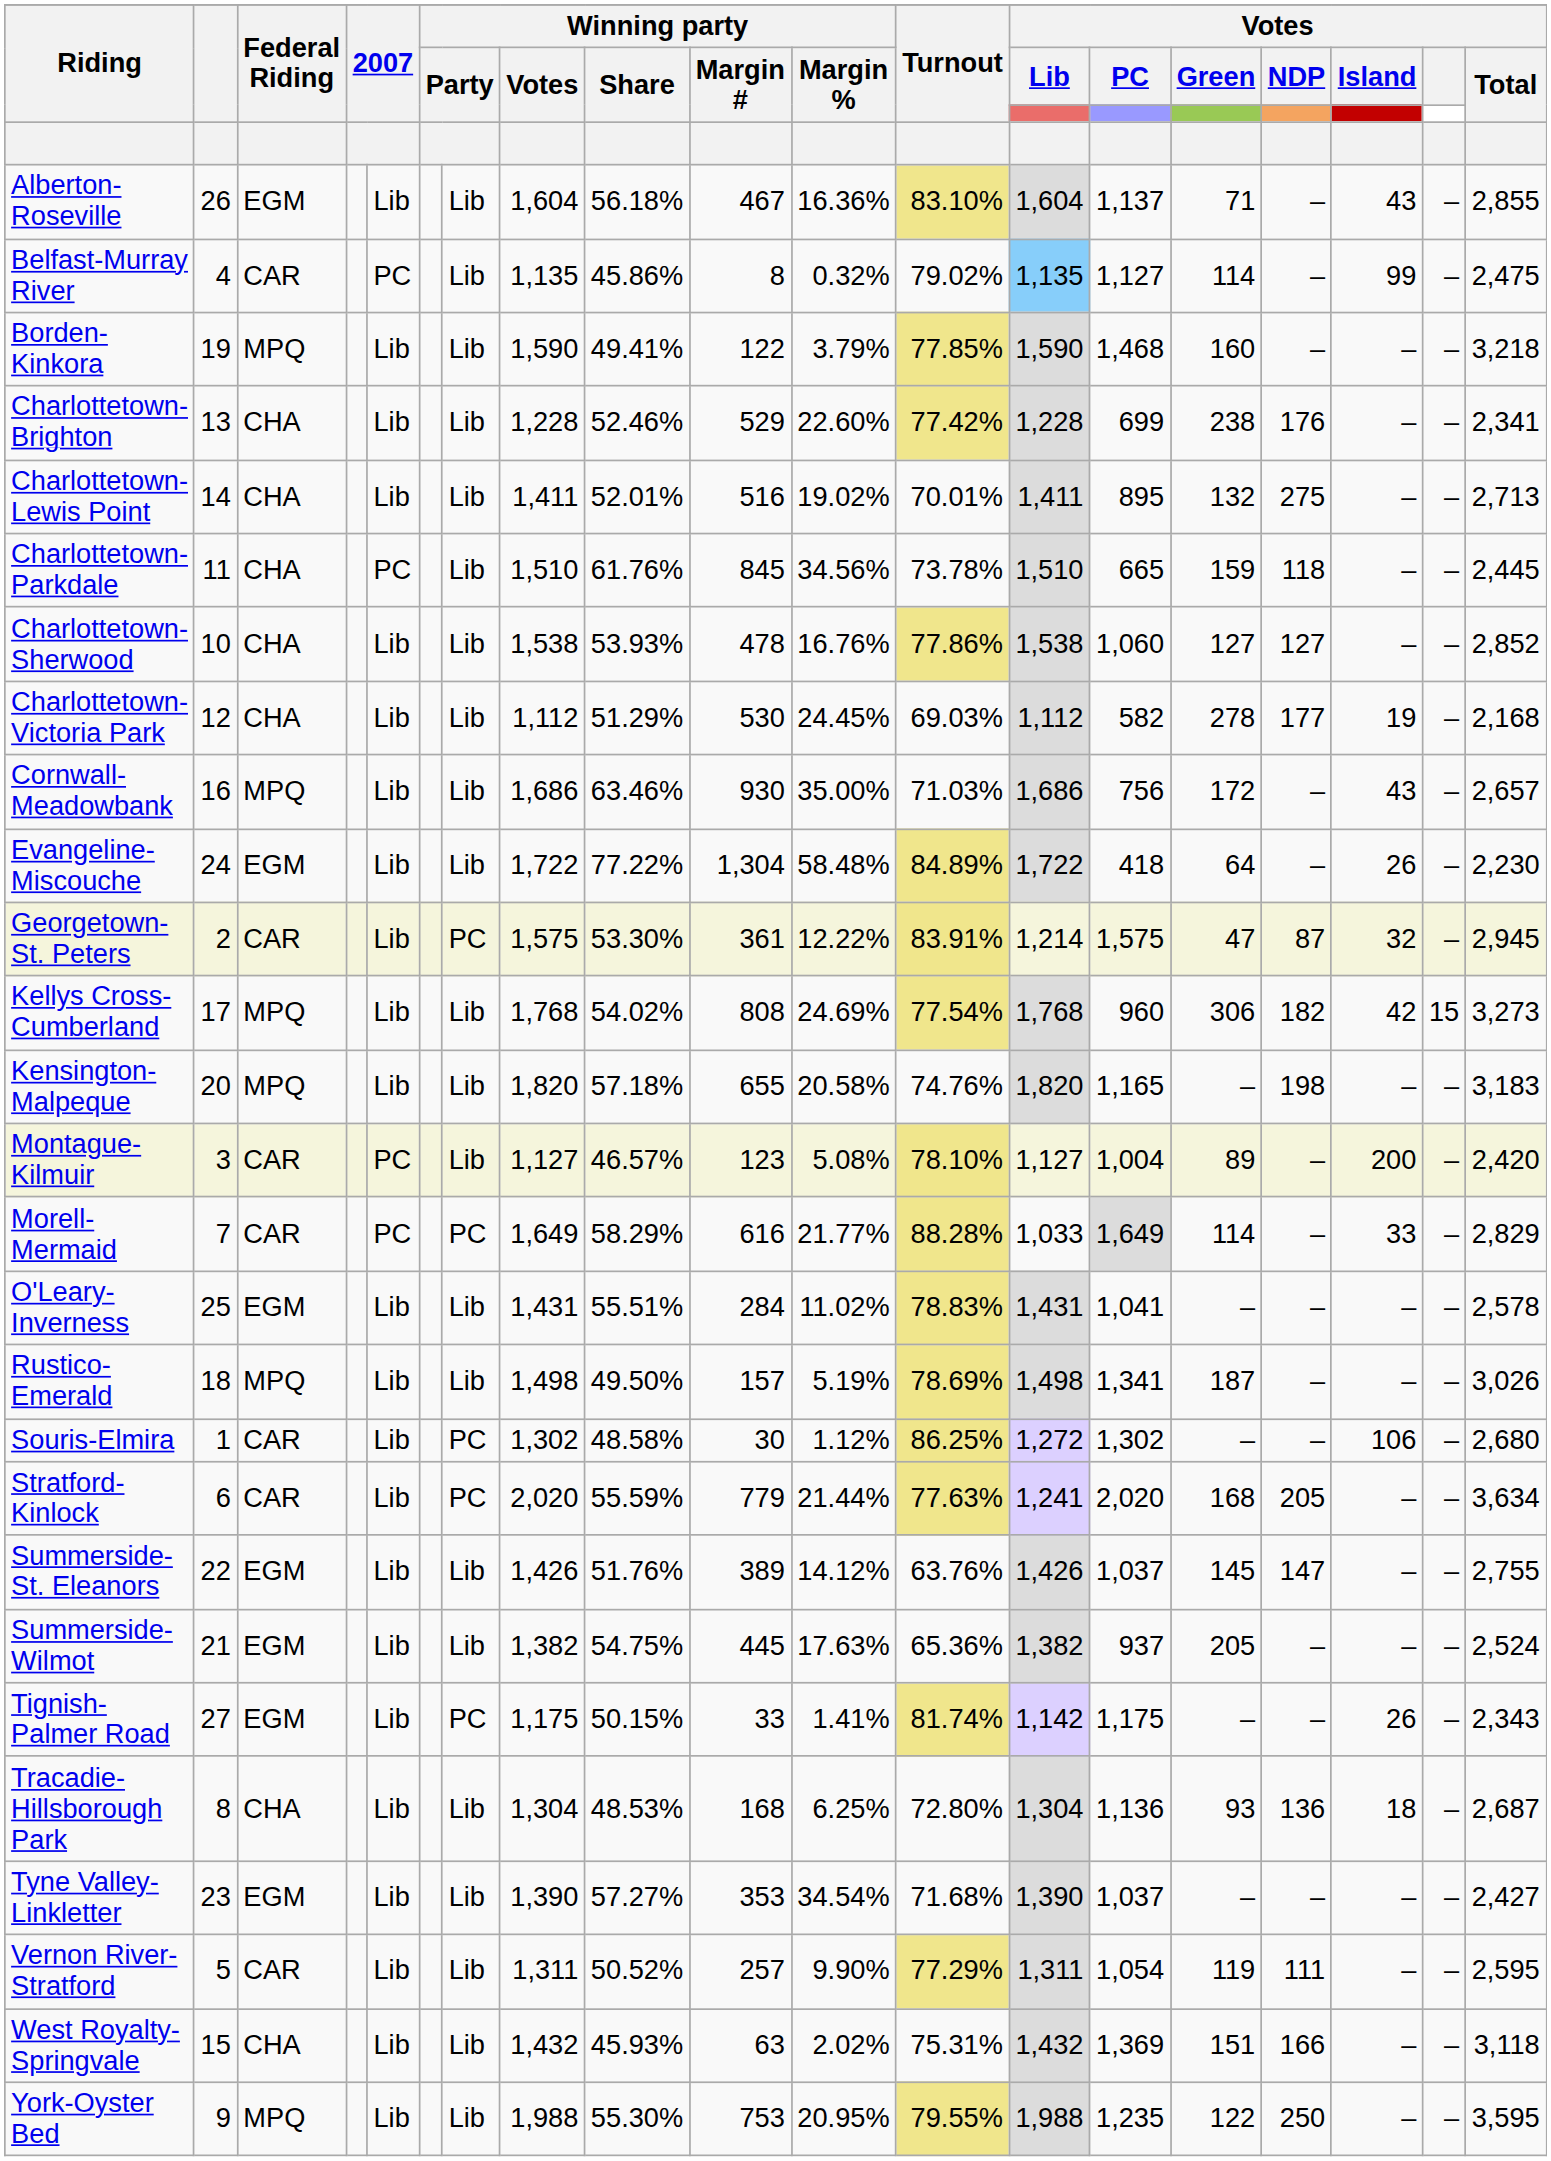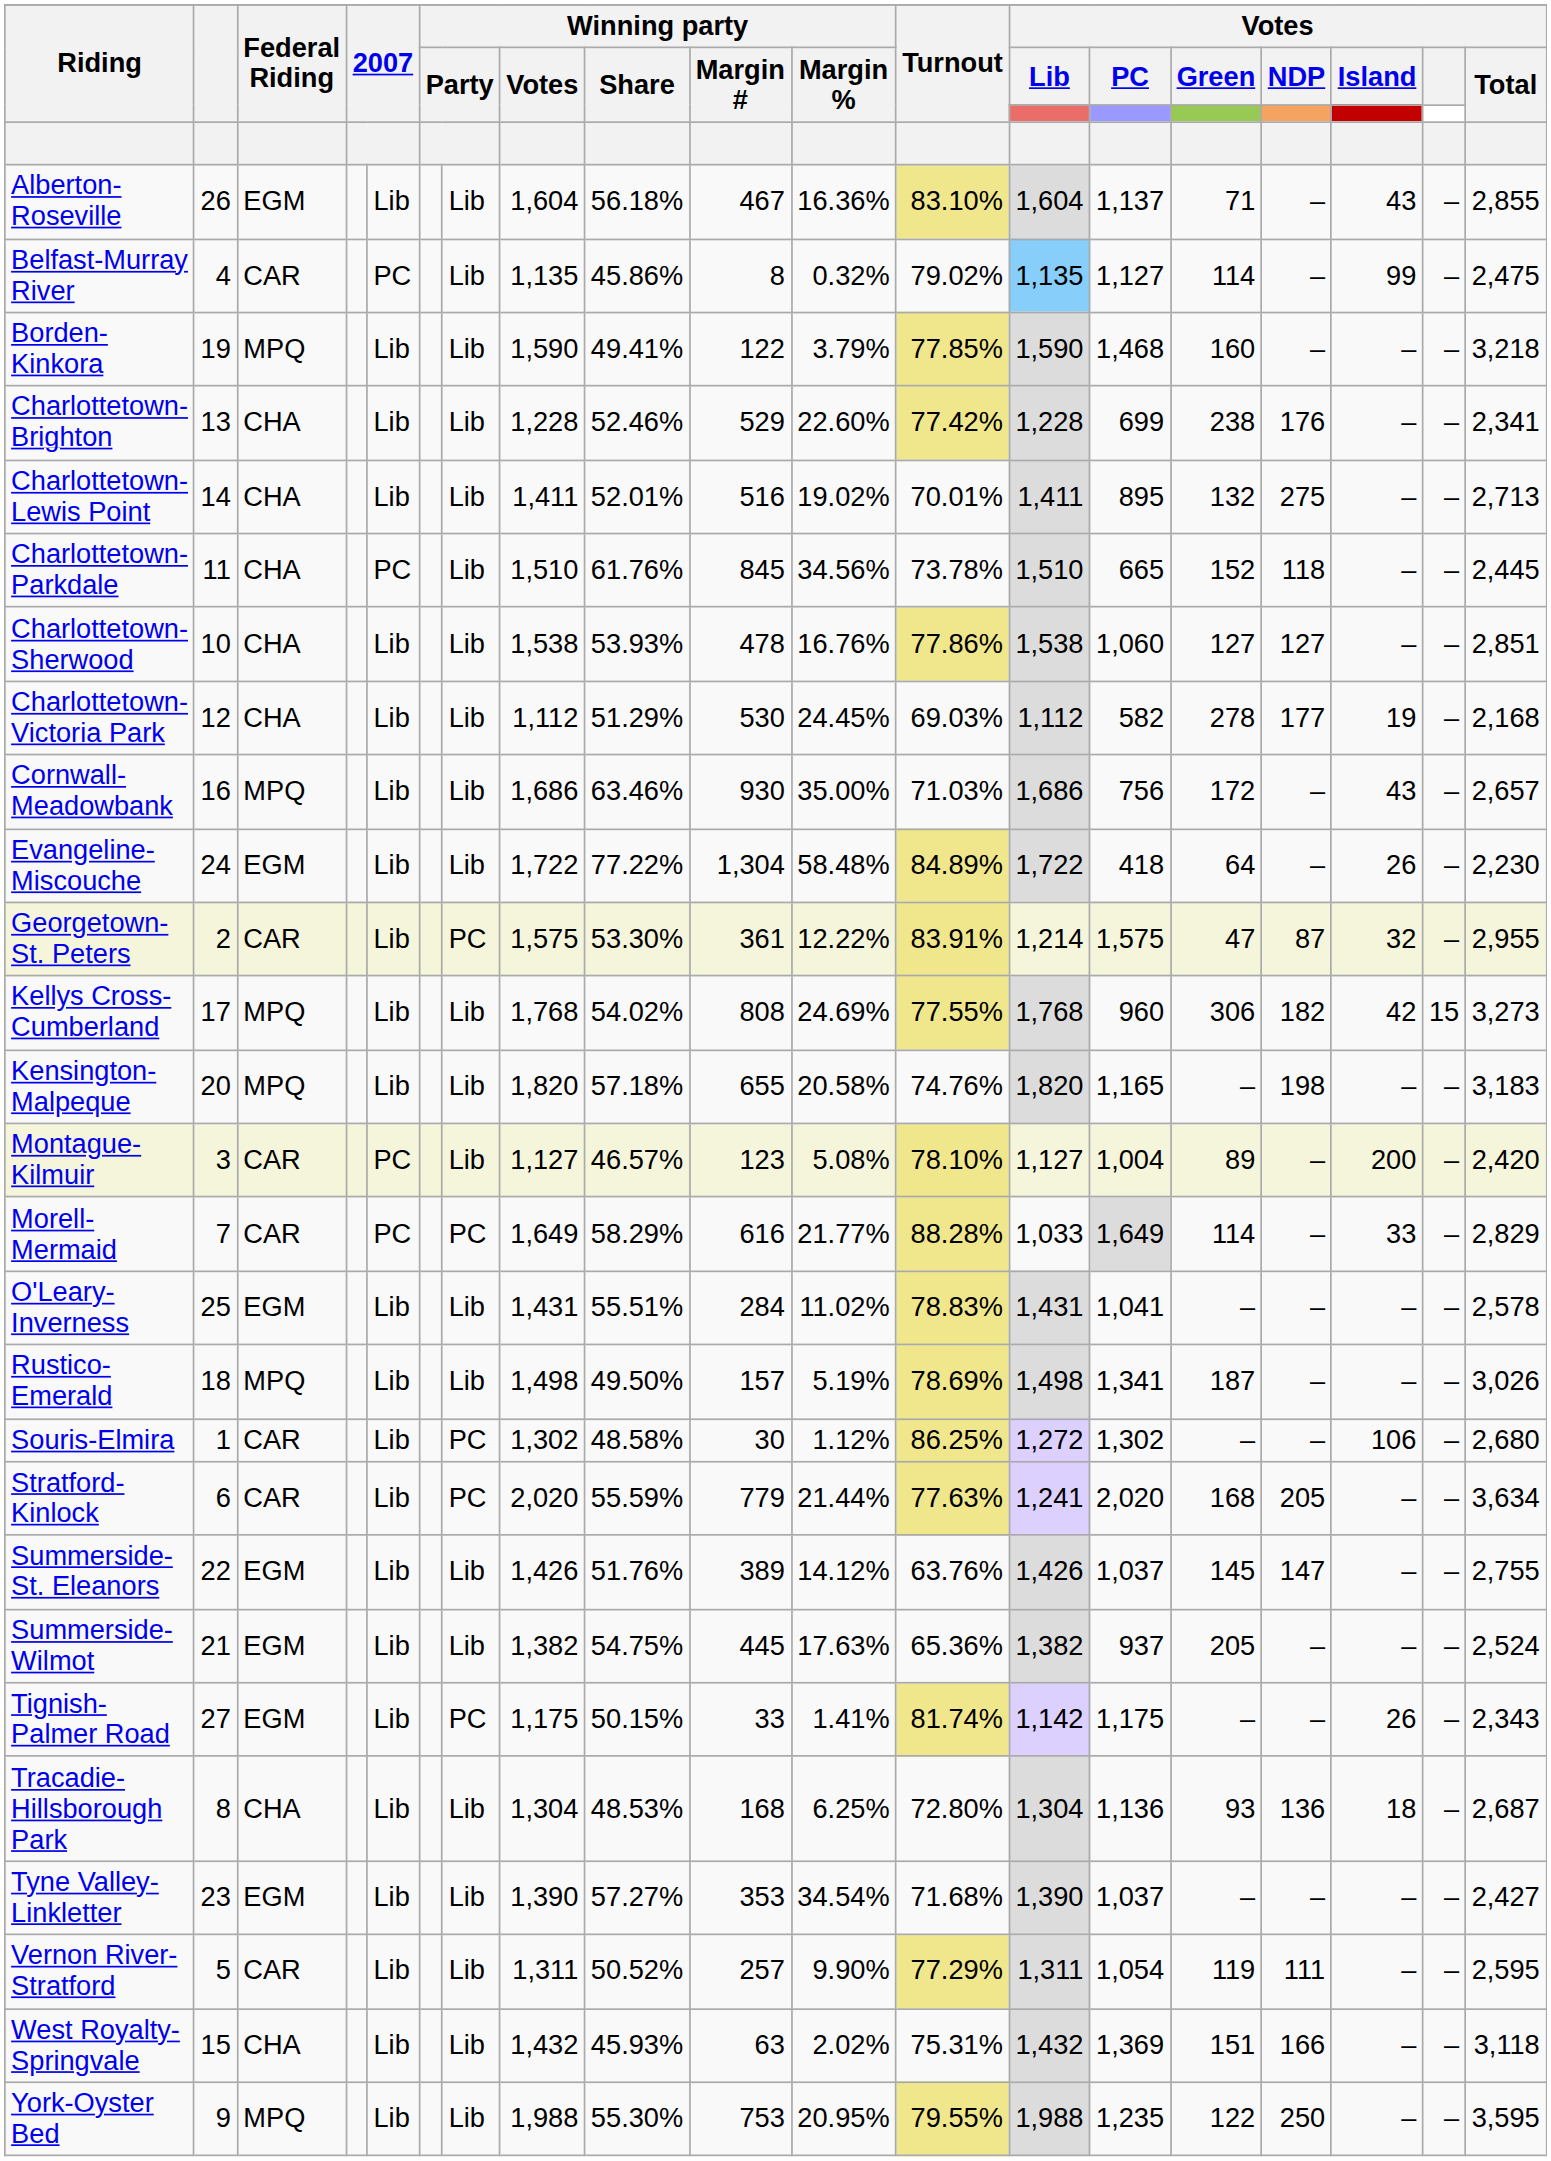(1233, 570) 159 -> (1233, 570) 152
(1506, 643) 2,852 -> (1506, 643) 2,851
(1506, 938) 2,945 -> (1506, 938) 2,955
(957, 1012) 77.54% -> (957, 1012) 77.55%
